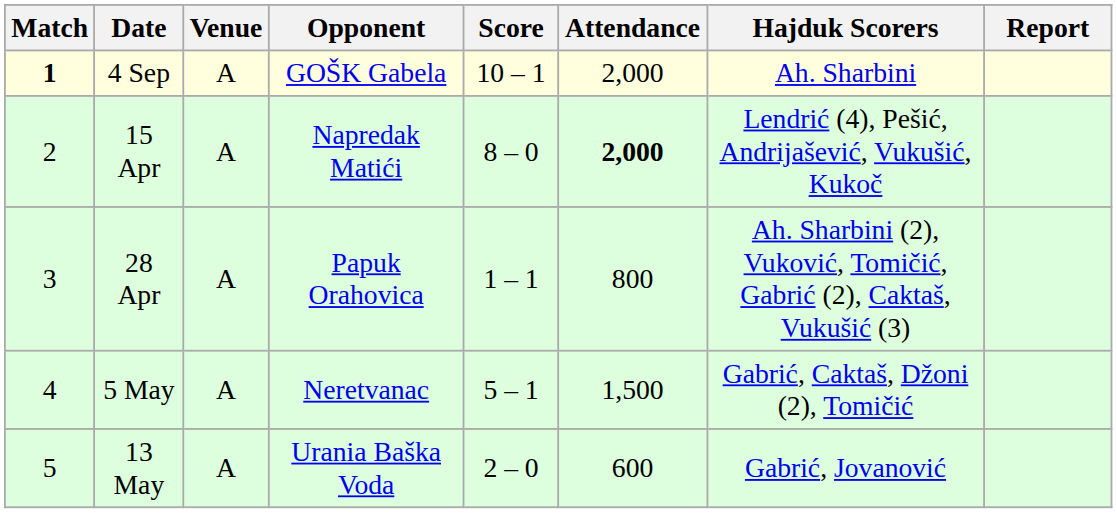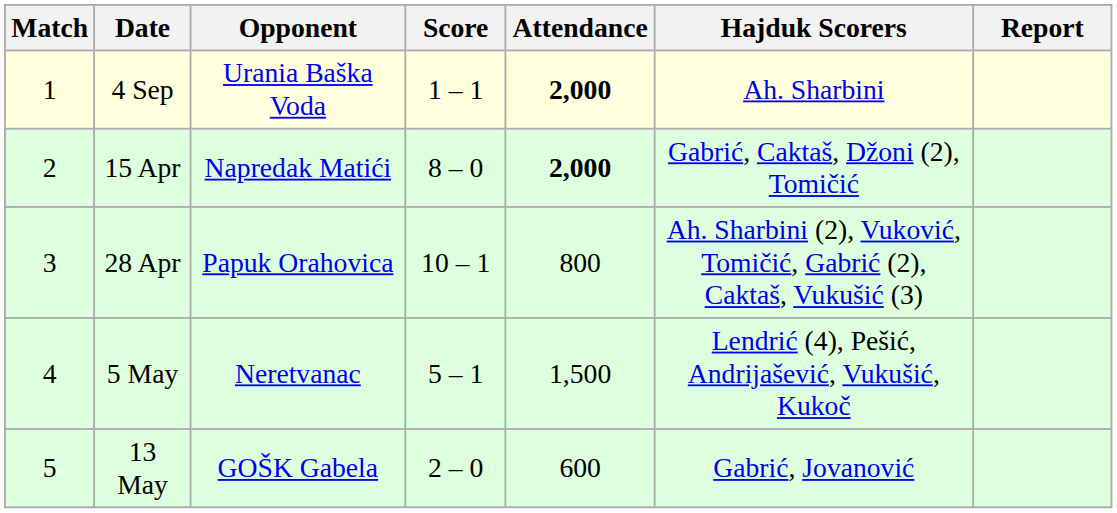- column: (226, 27)
(50, 73) bold -> (50, 89) normal
(366, 73) GOŠK Gabela -> (298, 89) Urania Baška Voda
(511, 73) 10 – 1 -> (456, 89) 1 – 1
(633, 73) normal -> (580, 89) bold
(846, 151) Lendrić (4), Pešić, Andrijašević, Vukušić, Kukoč -> (814, 167) Gabrić, Caktaš, Džoni (2), Tomičić
(511, 278) 1 – 1 -> (456, 262) 10 – 1
(846, 390) Gabrić, Caktaš, Džoni (2), Tomičić -> (814, 373) Lendrić (4), Pešić, Andrijašević, Vukušić, Kukoč
(366, 468) Urania Baška Voda -> (298, 468) GOŠK Gabela
